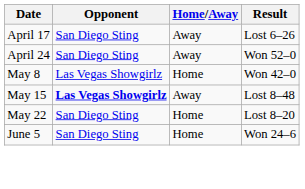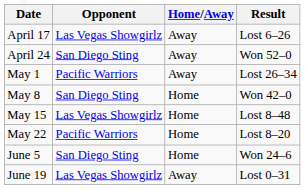(97, 34) San Diego Sting -> (109, 34) Las Vegas Showgirlz
+ row: (24, 74)
(109, 74) Las Vegas Showgirlz -> (97, 94) San Diego Sting
(111, 94) bold -> (109, 114) normal
(187, 94) Away -> (183, 114) Home
(97, 114) San Diego Sting -> (97, 134) Pacific Warriors
+ row: (27, 174)
